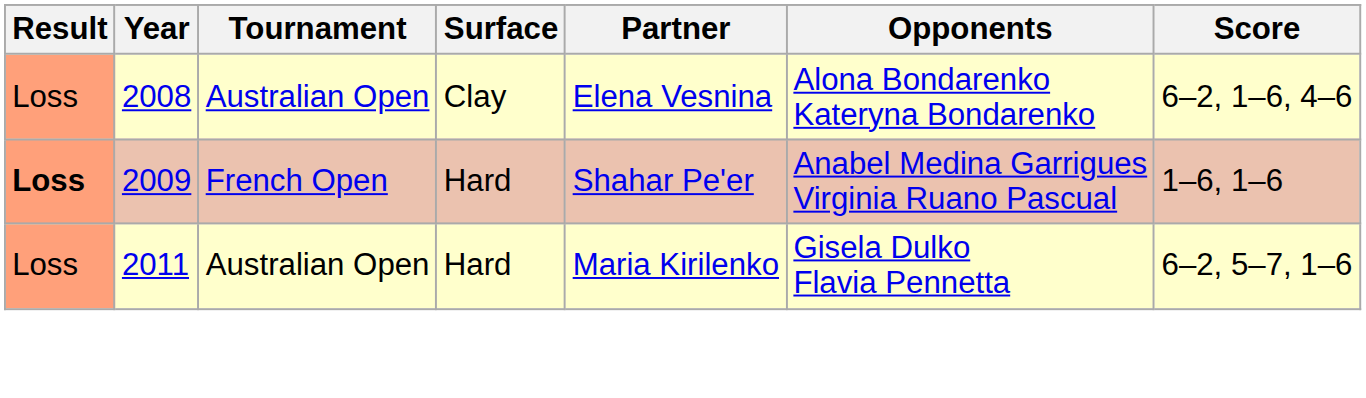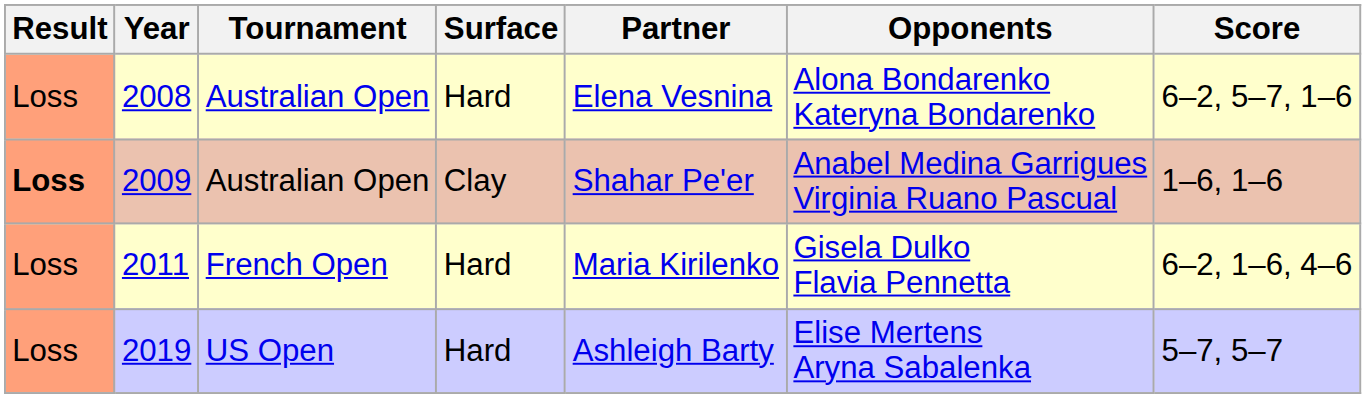(475, 96) Clay -> (478, 96) Hard
(1257, 96) 6–2, 1–6, 4–6 -> (1257, 96) 6–2, 5–7, 1–6
(297, 180) French Open -> (318, 180) Australian Open
(478, 180) Hard -> (475, 180) Clay
(318, 265) Australian Open -> (297, 265) French Open
(1257, 265) 6–2, 5–7, 1–6 -> (1257, 265) 6–2, 1–6, 4–6
+ row: (157, 350)
